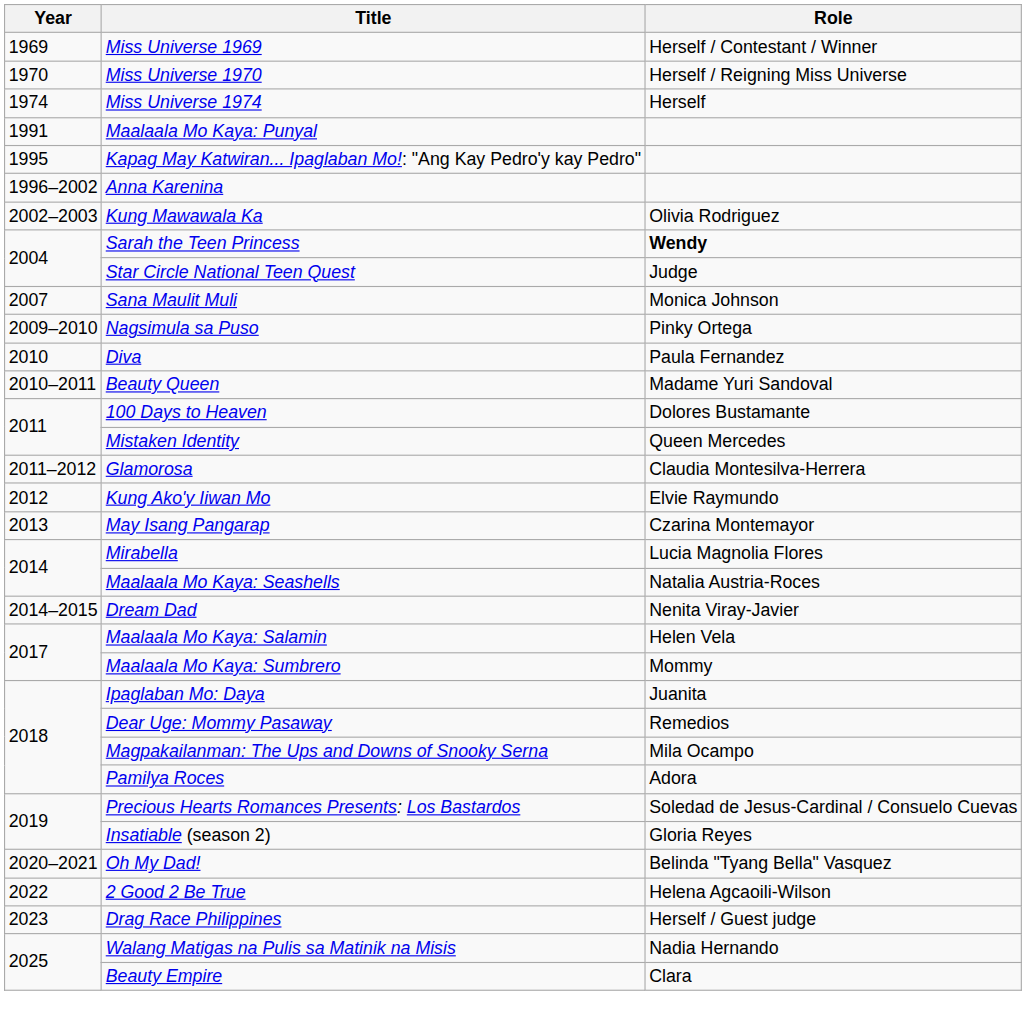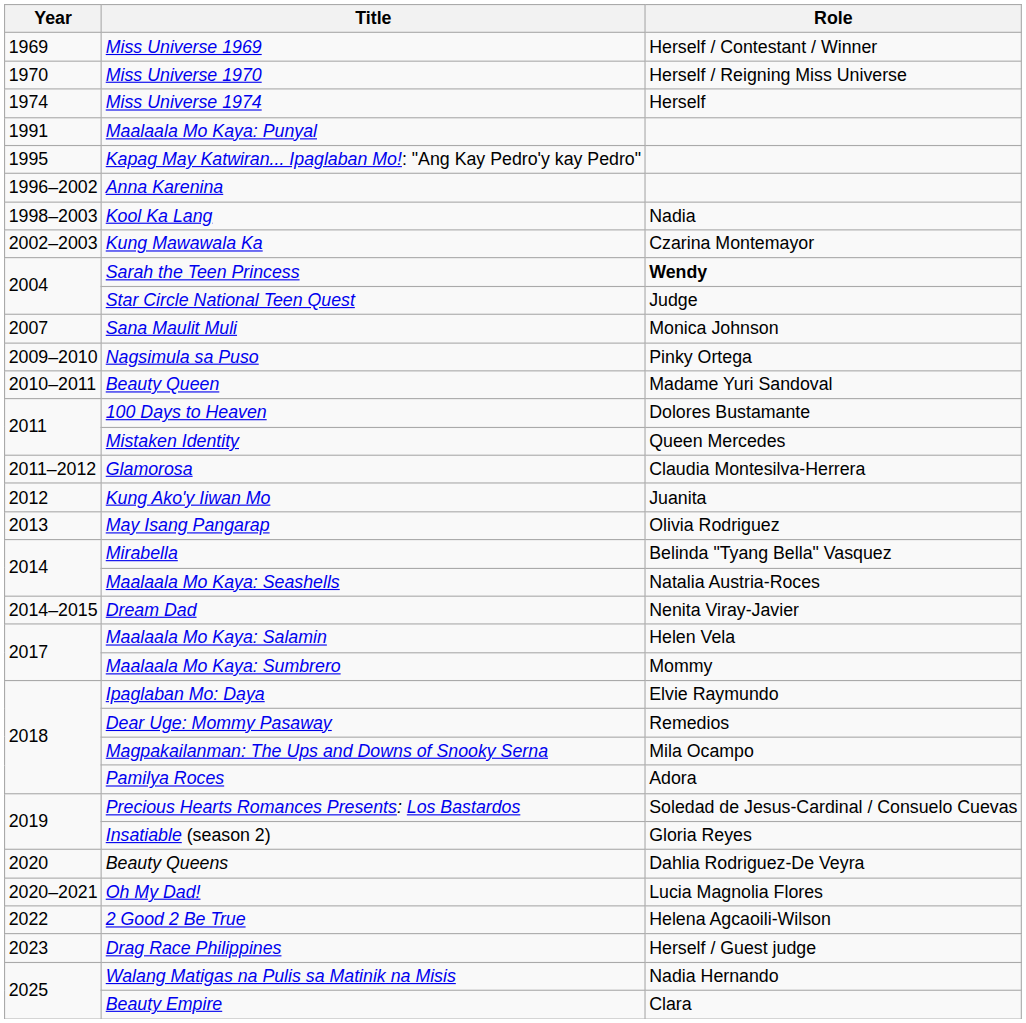+ row: (159, 215)
(714, 215) Olivia Rodriguez -> (732, 243) Czarina Montemayor
- row: (124, 356)
(714, 497) Elvie Raymundo -> (678, 497) Juanita
(732, 525) Czarina Montemayor -> (714, 525) Olivia Rodriguez
(736, 553) Lucia Magnolia Flores -> (770, 553) Belinda "Tyang Bella" Vasquez
(678, 694) Juanita -> (714, 694) Elvie Raymundo
+ row: (167, 863)
(770, 863) Belinda "Tyang Bella" Vasquez -> (736, 891) Lucia Magnolia Flores
